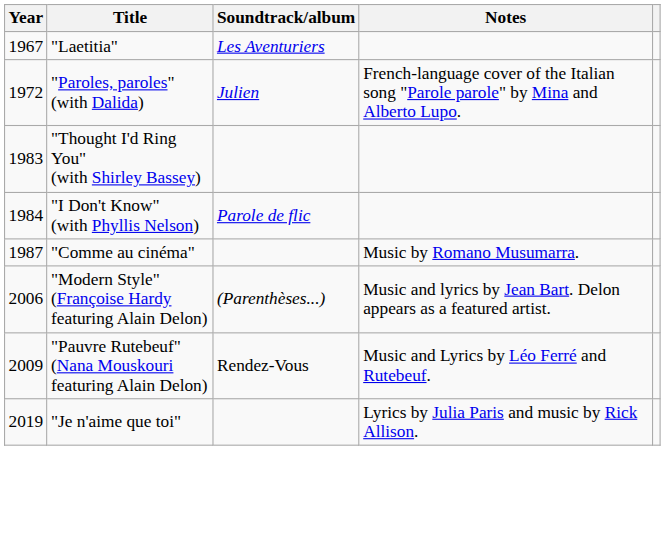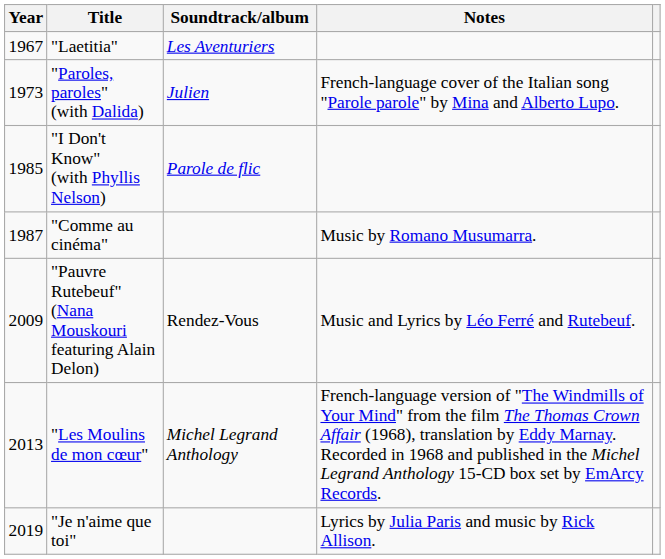(26, 92) 1972 -> (26, 92) 1973
- row: (126, 158)
(26, 215) 1984 -> (26, 168) 1985
- row: (129, 299)
+ row: (100, 445)
